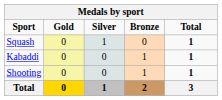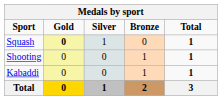(64, 42) normal -> (64, 42) bold
rows swapped: (23, 57) <-> (24, 73)
